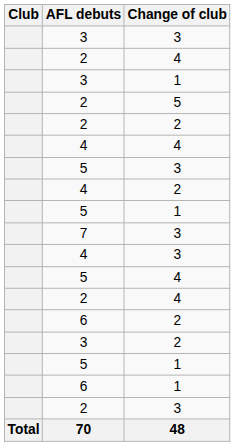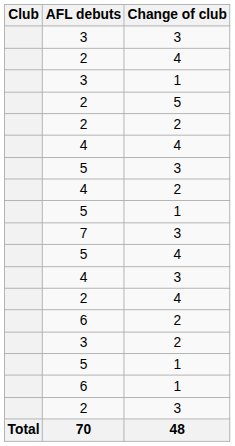rows swapped: (83, 255) <-> (83, 277)
